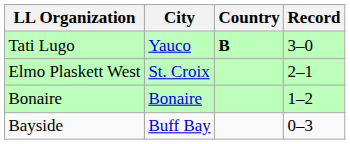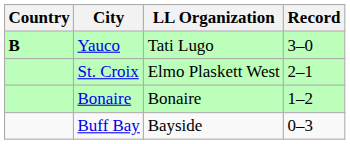columns swapped: (249, 17) <-> (74, 17)
